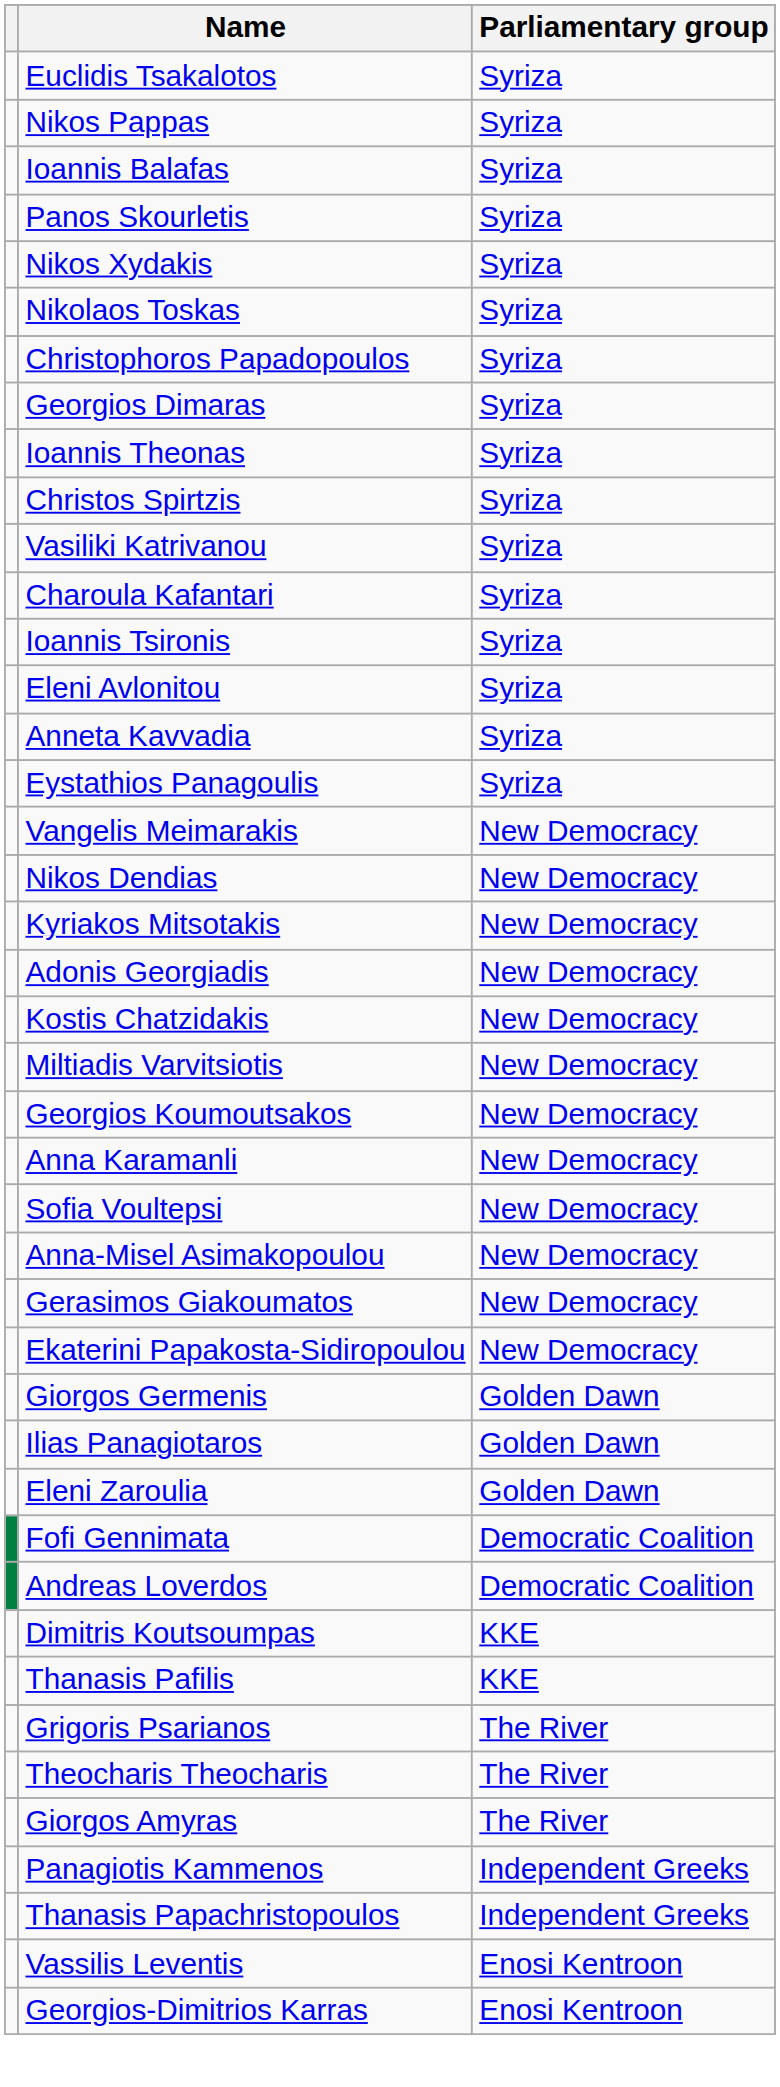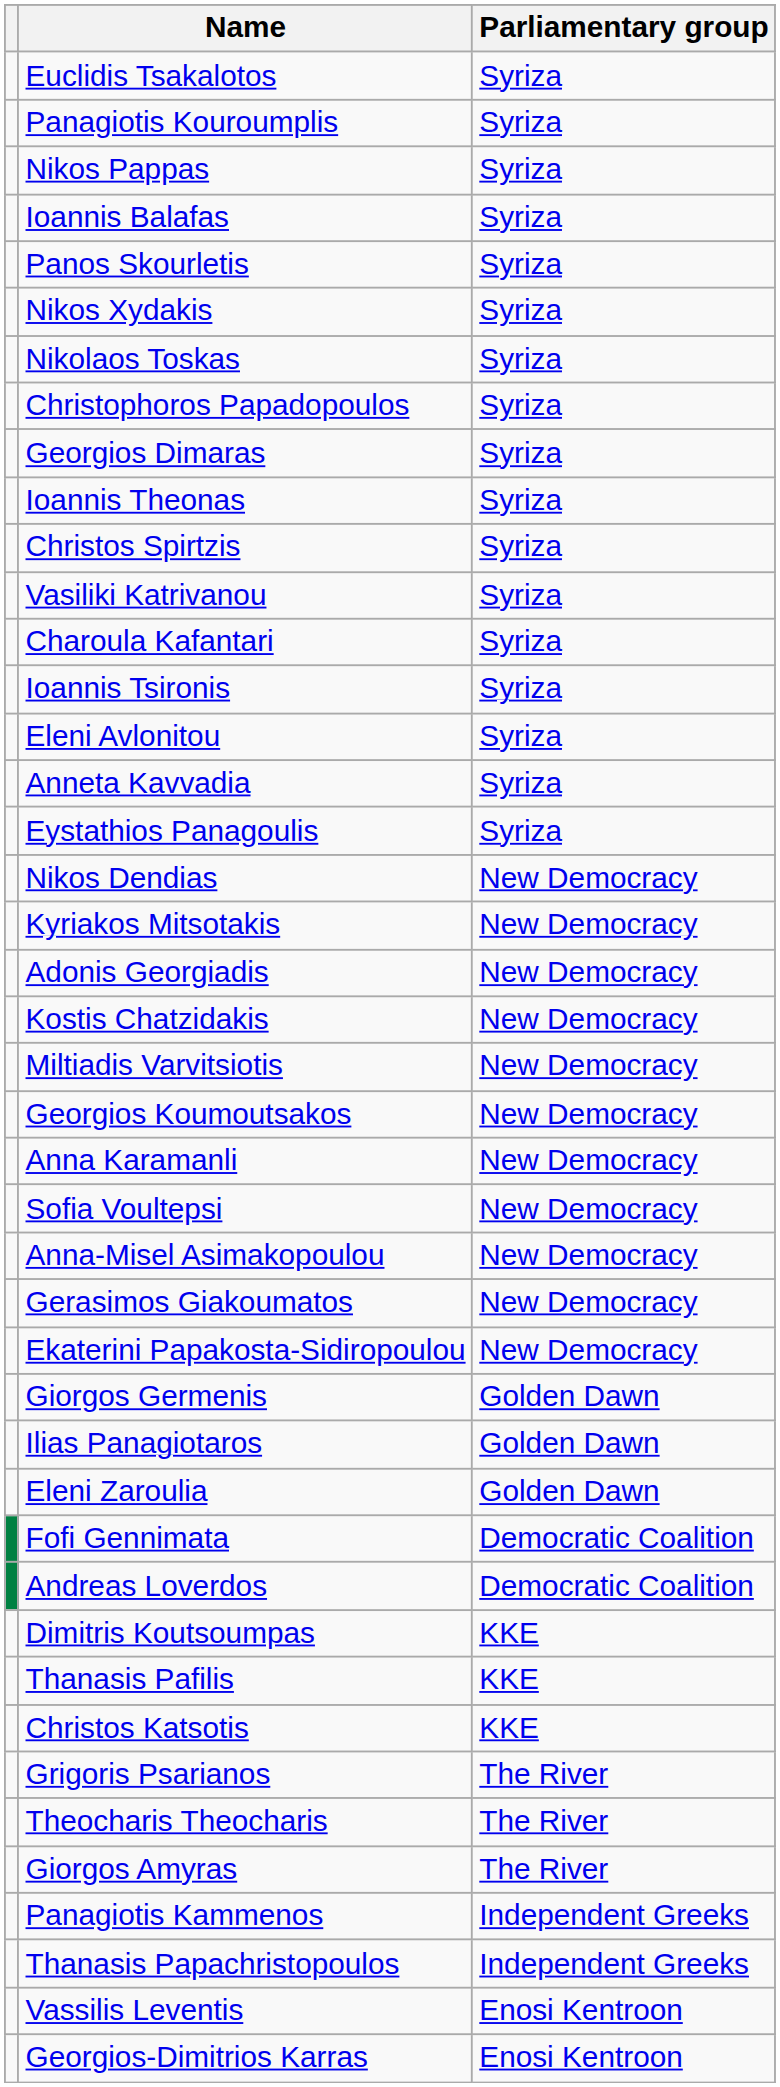+ row: (182, 122)
- row: (162, 830)
+ row: (137, 1727)
